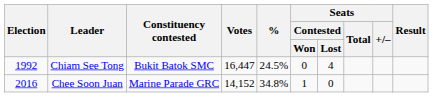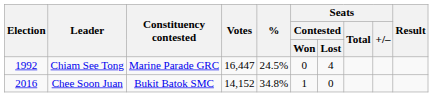(174, 65) Bukit Batok SMC -> (174, 65) Marine Parade GRC
(174, 83) Marine Parade GRC -> (174, 83) Bukit Batok SMC
